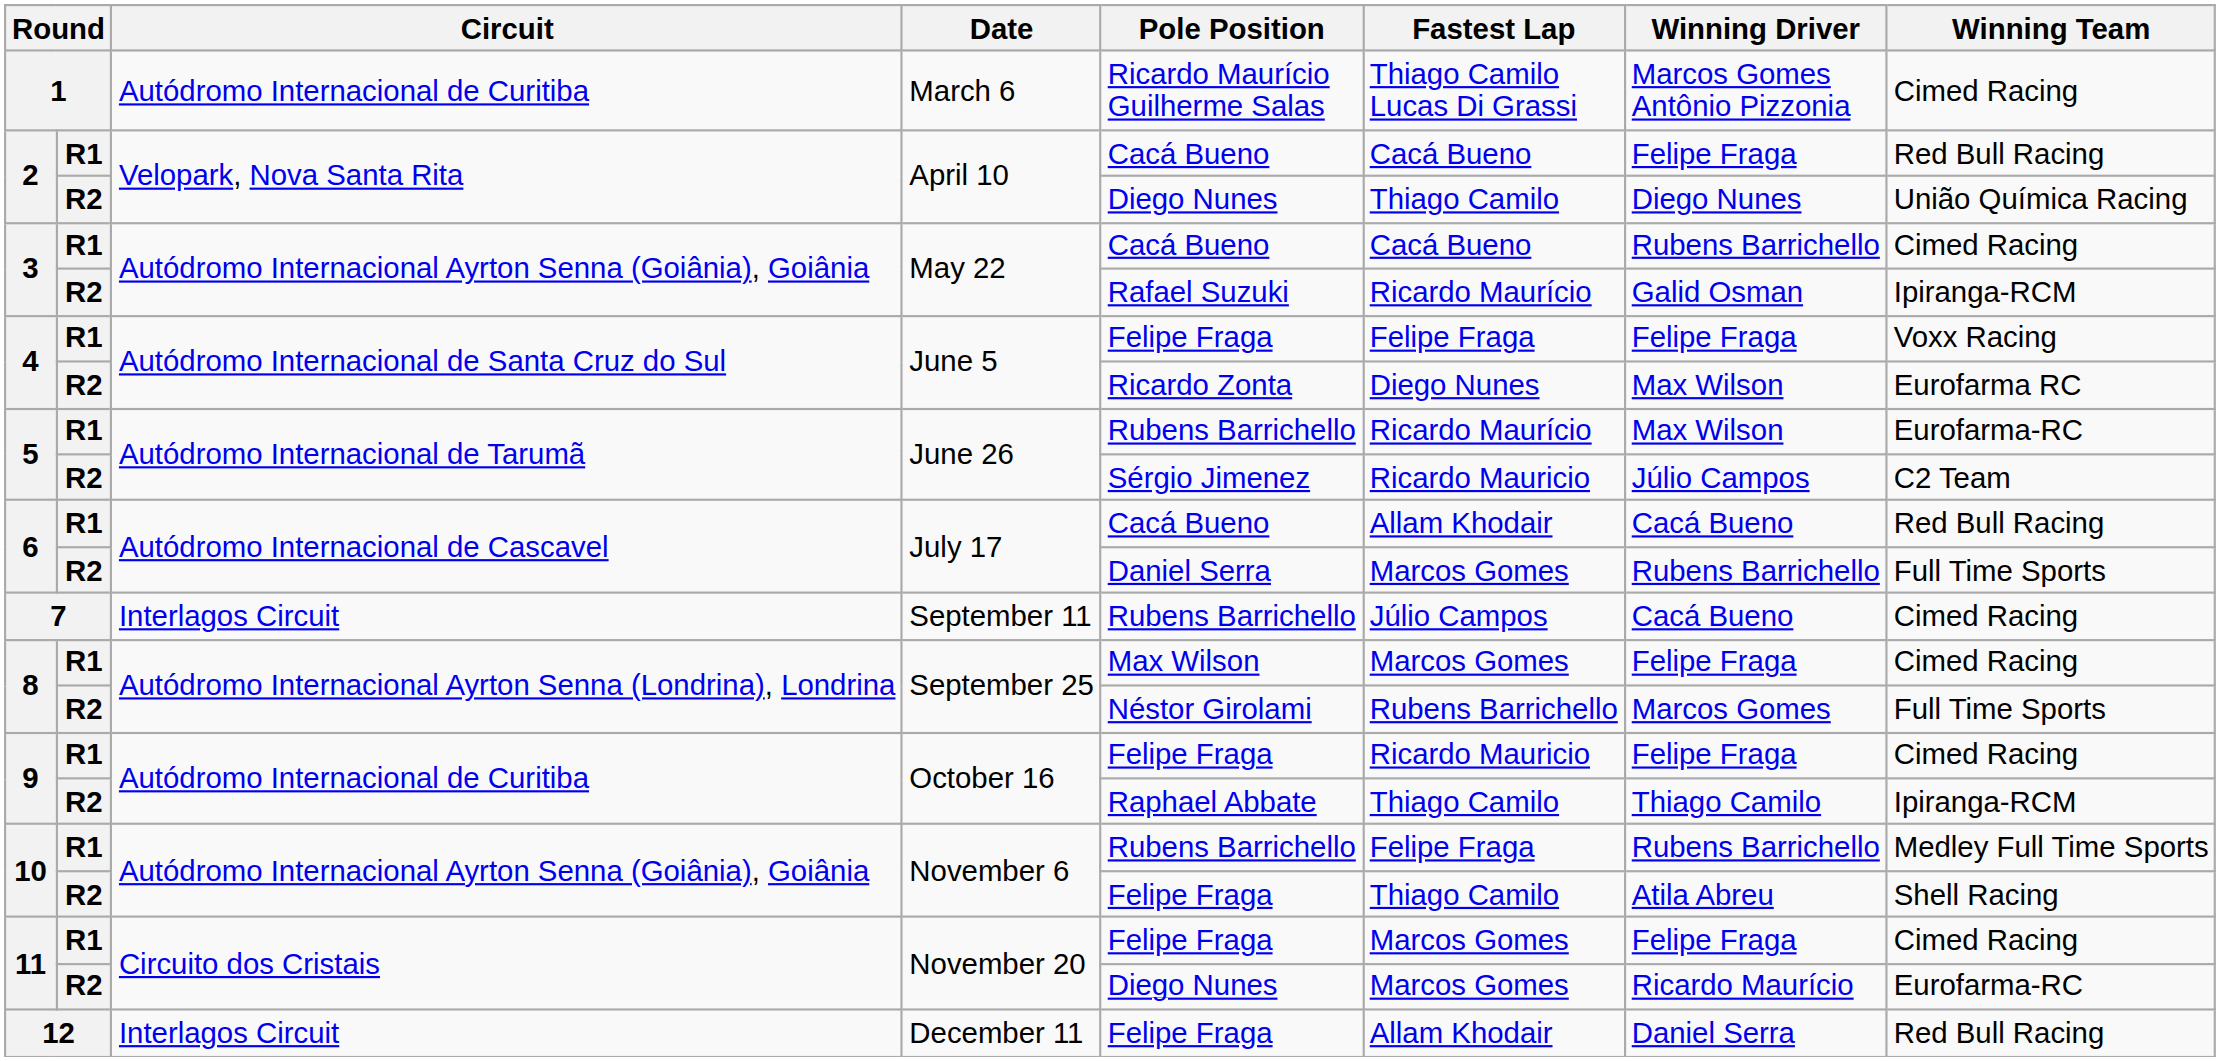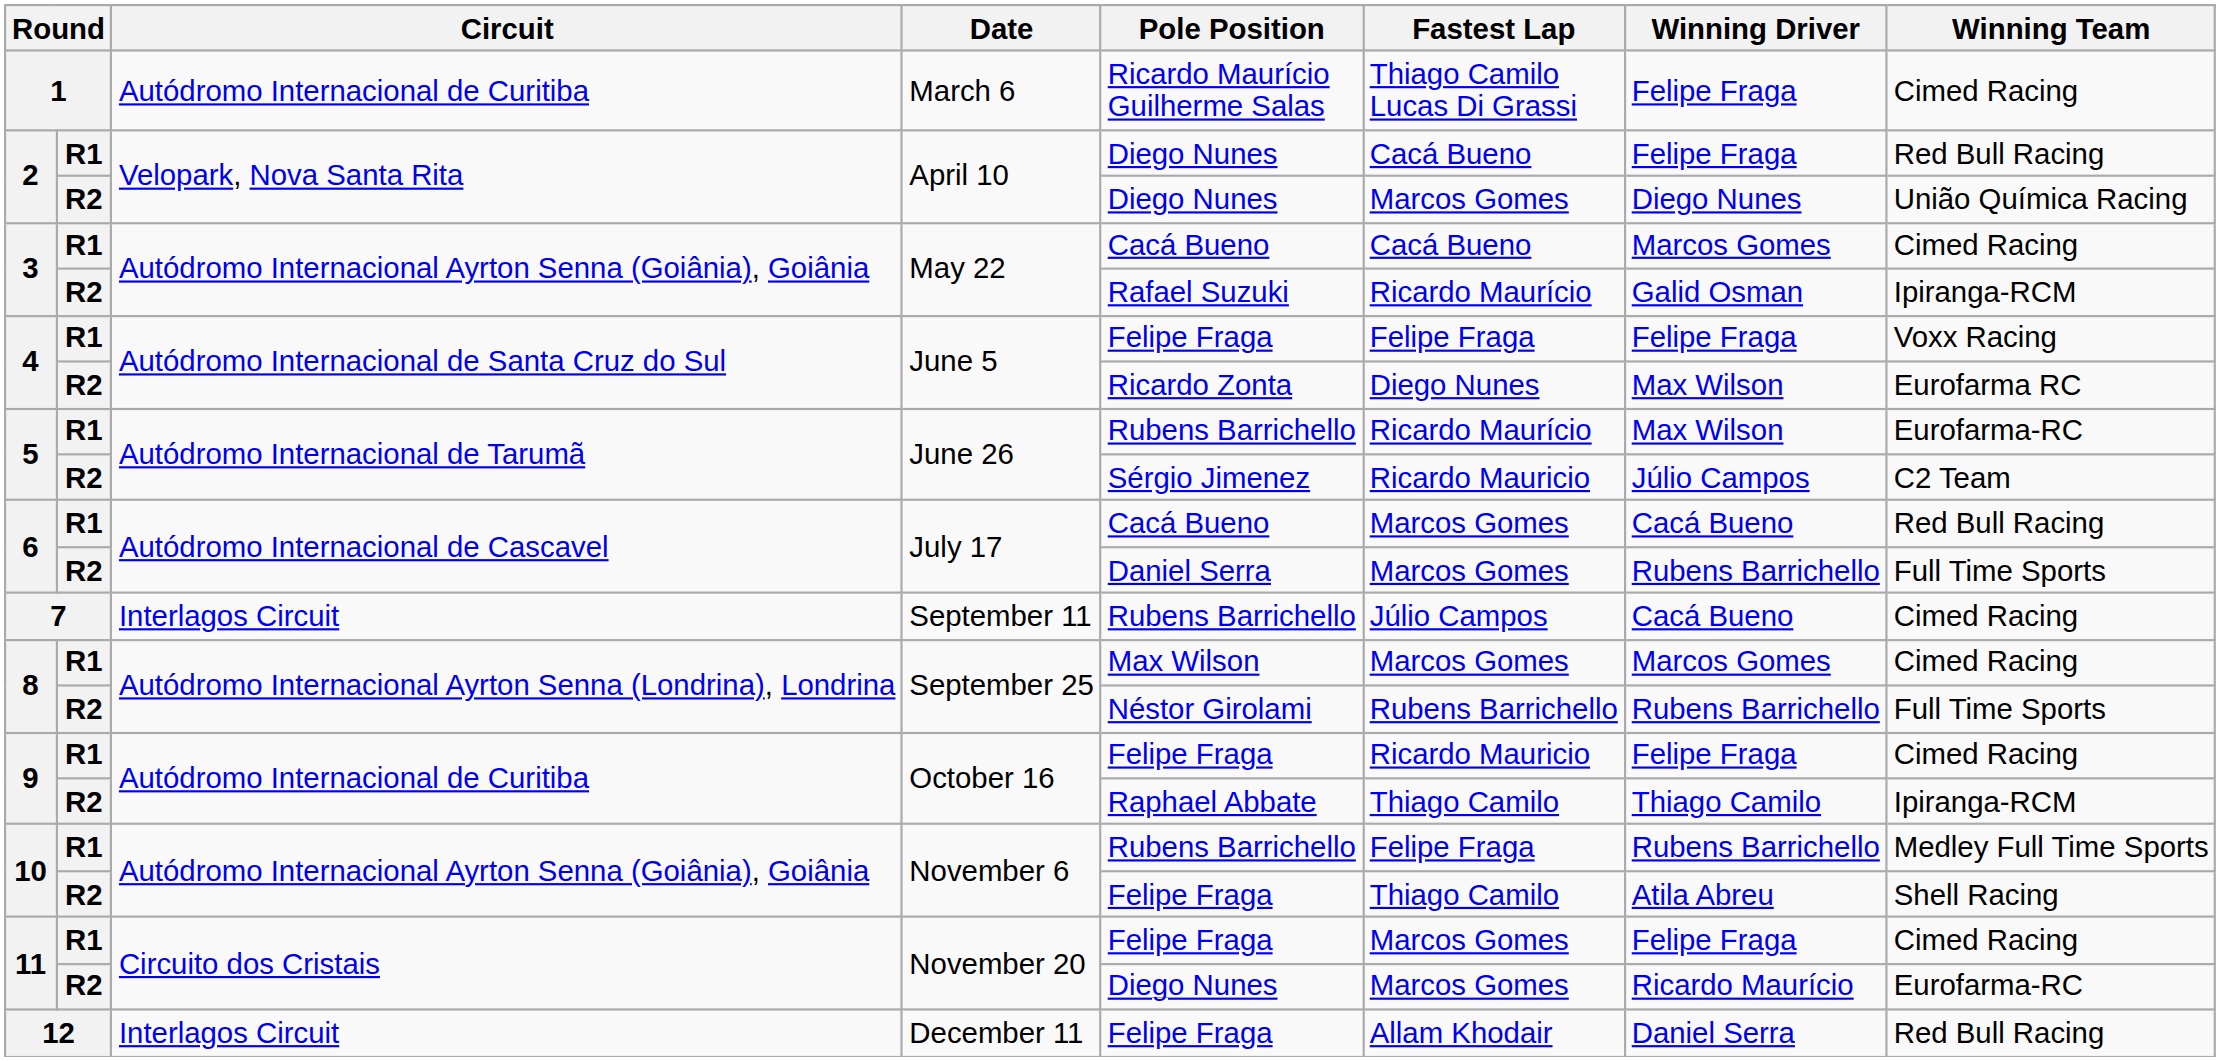(1741, 90) Marcos Gomes Antônio Pizzonia -> (1714, 90) Felipe Fraga
(1189, 153) Cacá Bueno -> (1193, 153) Diego Nunes
(1464, 199) Thiago Camilo -> (1469, 199) Marcos Gomes
(1756, 245) Rubens Barrichello -> (1731, 245) Marcos Gomes
(1461, 523) Allam Khodair -> (1469, 523) Marcos Gomes
(1714, 662) Felipe Fraga -> (1731, 662) Marcos Gomes
(1731, 708) Marcos Gomes -> (1756, 708) Rubens Barrichello
